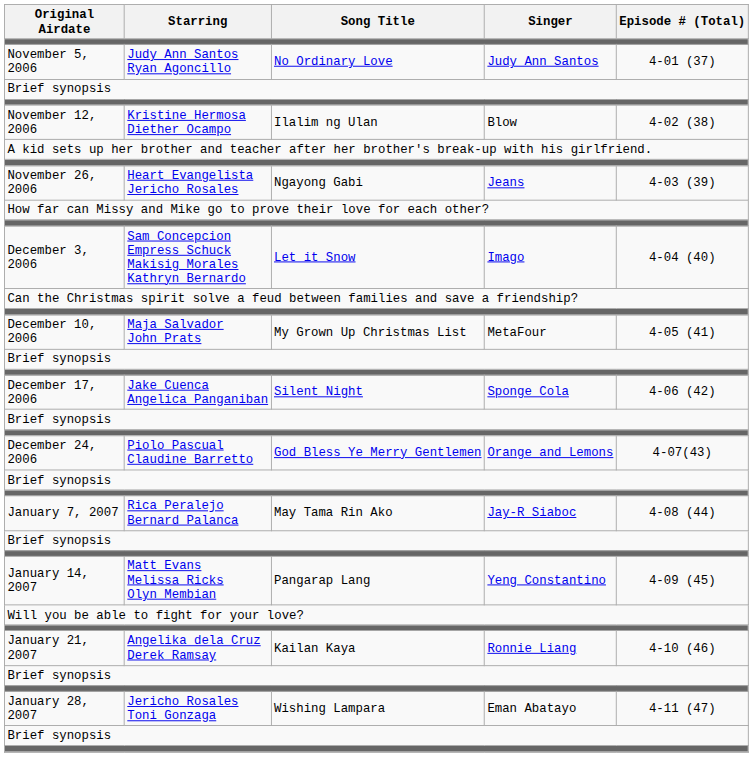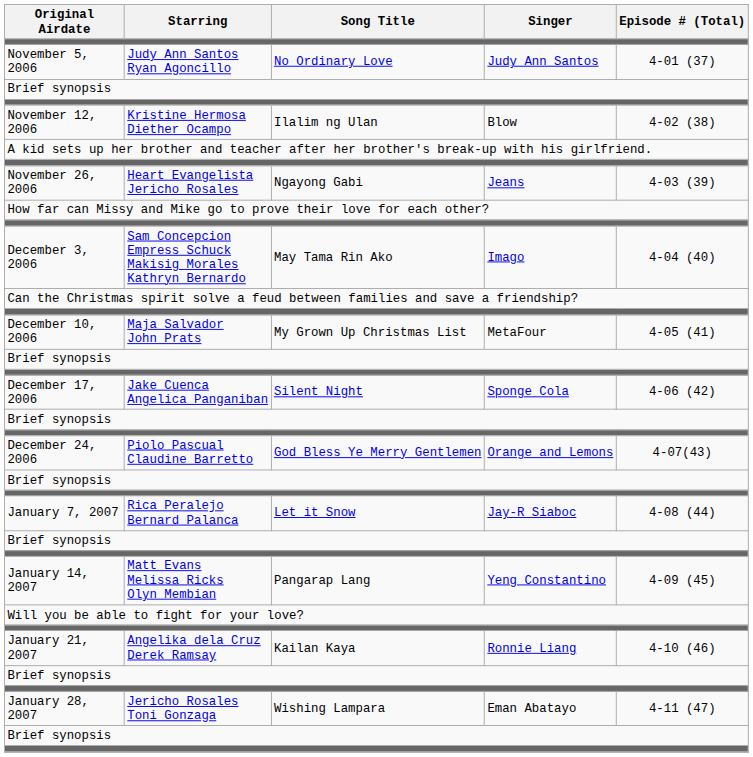(315, 257) Let it Snow -> (333, 257) May Tama Rin Ako
(333, 513) May Tama Rin Ako -> (315, 513) Let it Snow
